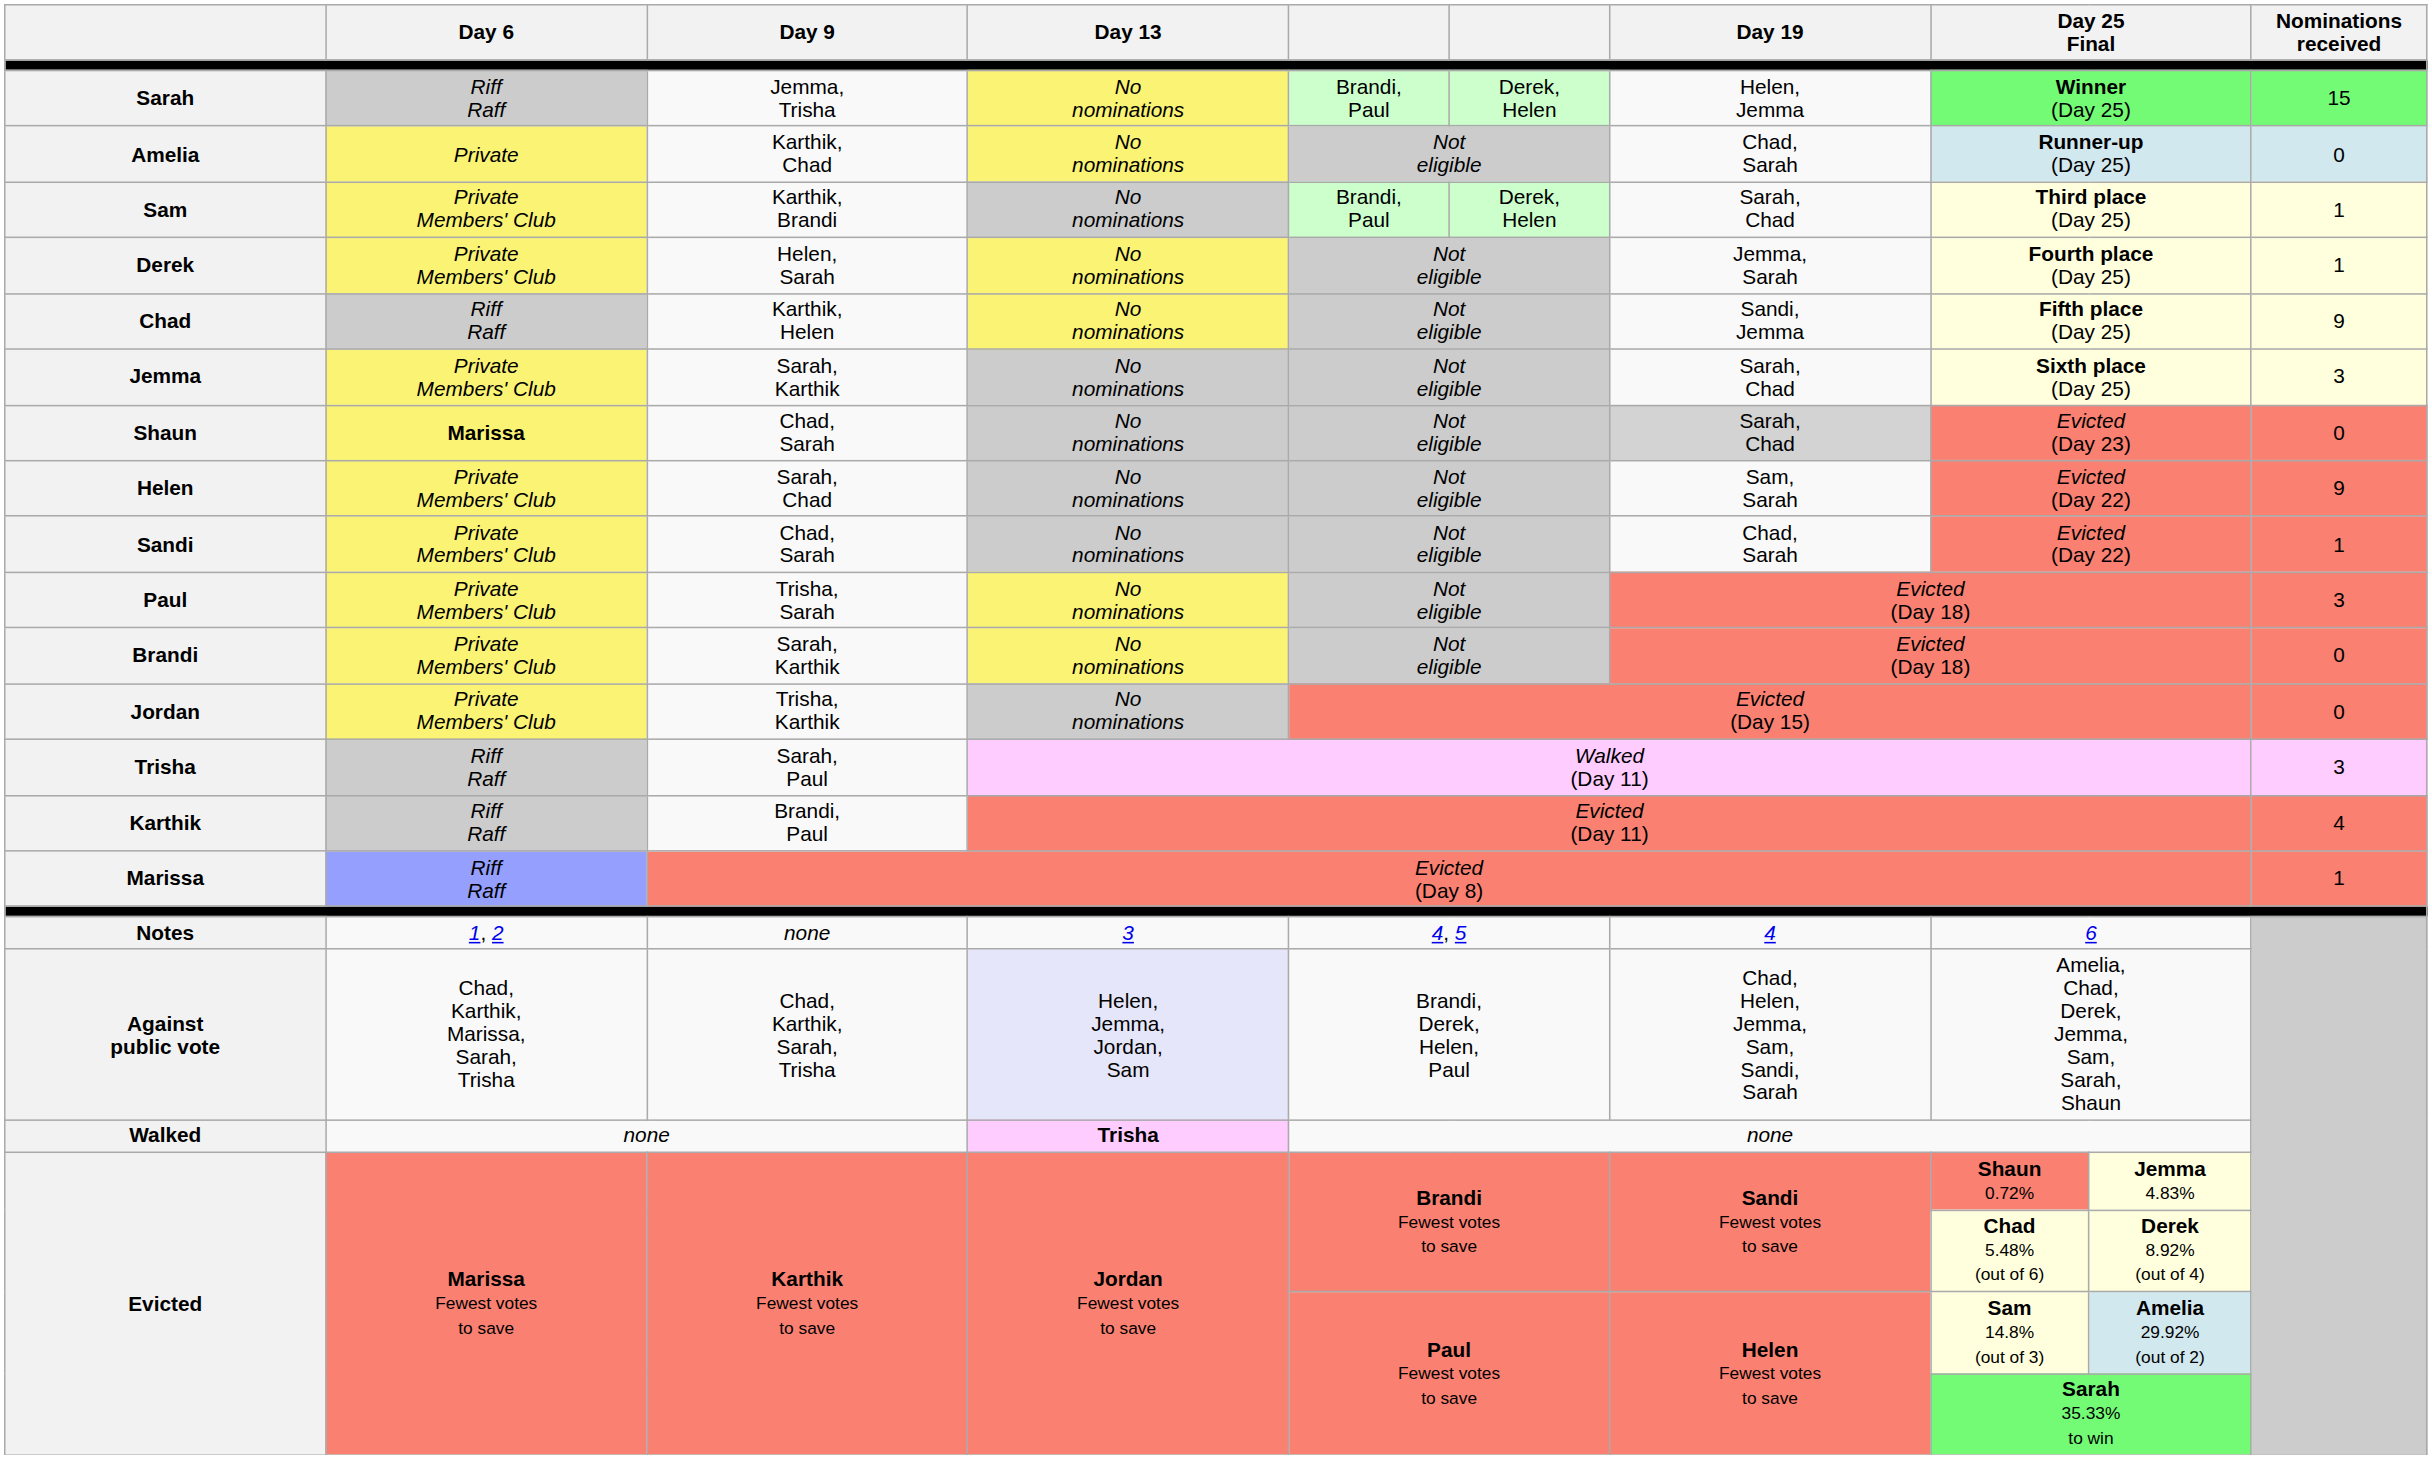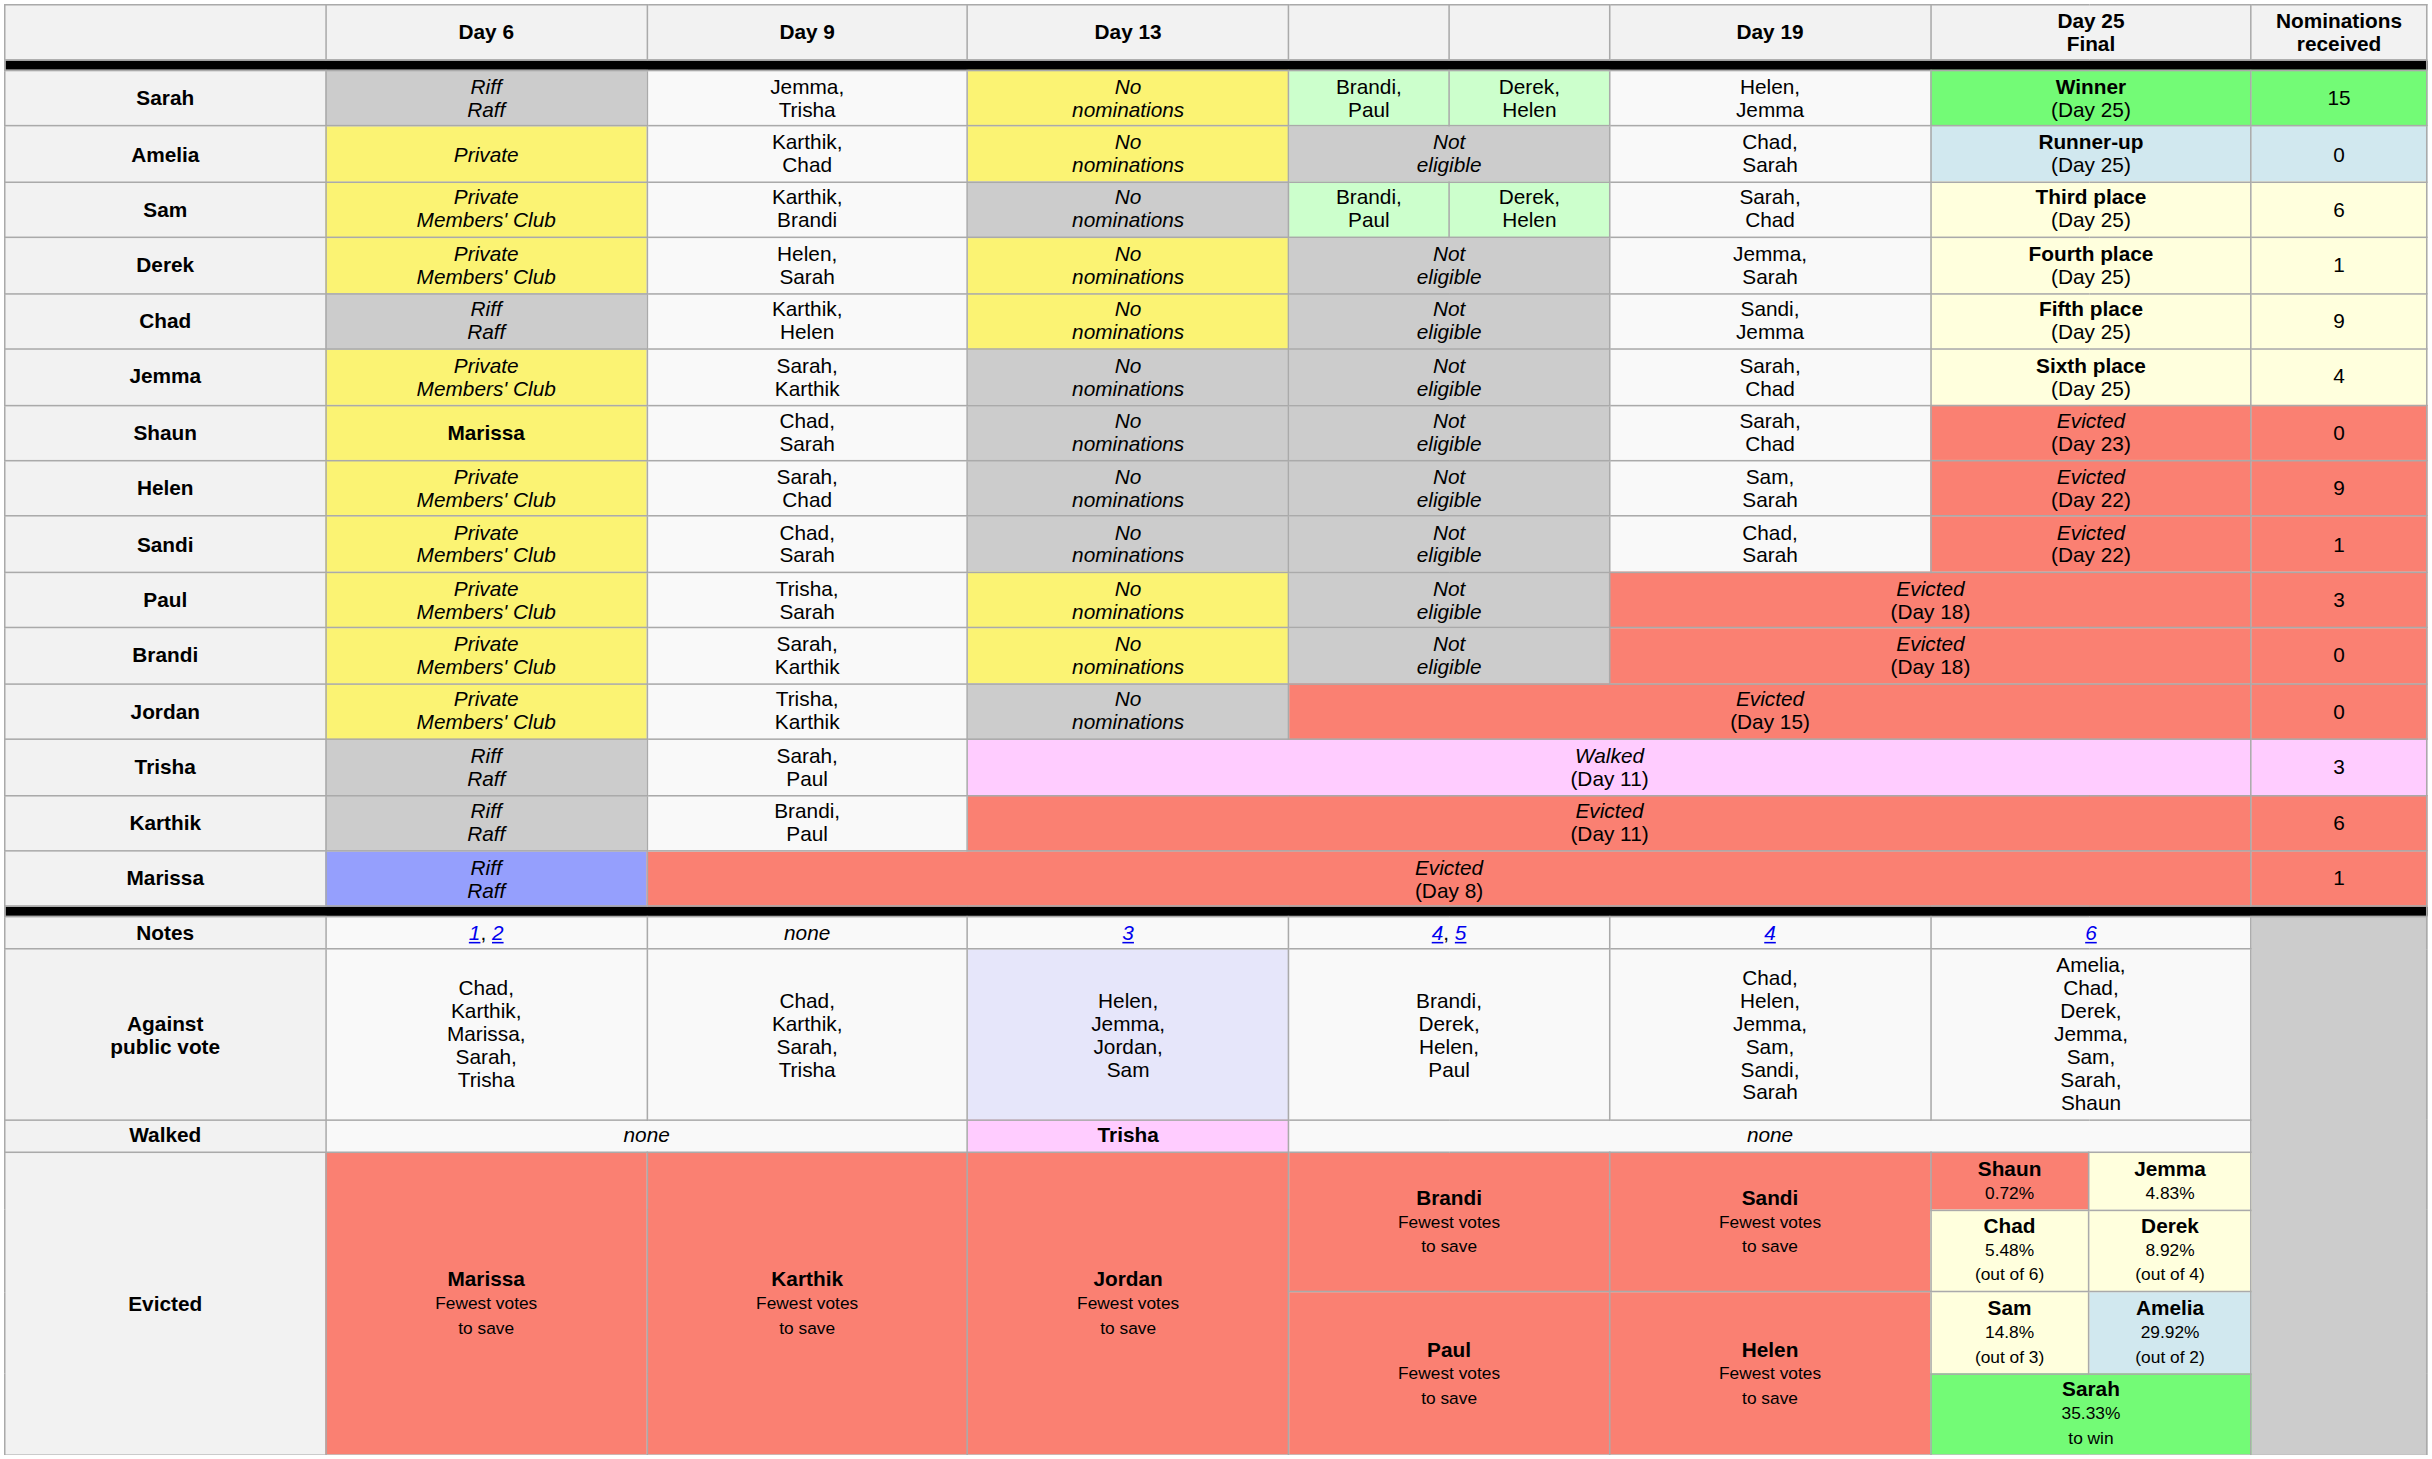(2339, 209) 1 -> (2339, 209) 6
(2339, 377) 3 -> (2339, 377) 4
(1770, 432) lightgrey background -> (1770, 432) no background
(2339, 823) 4 -> (2339, 823) 6
